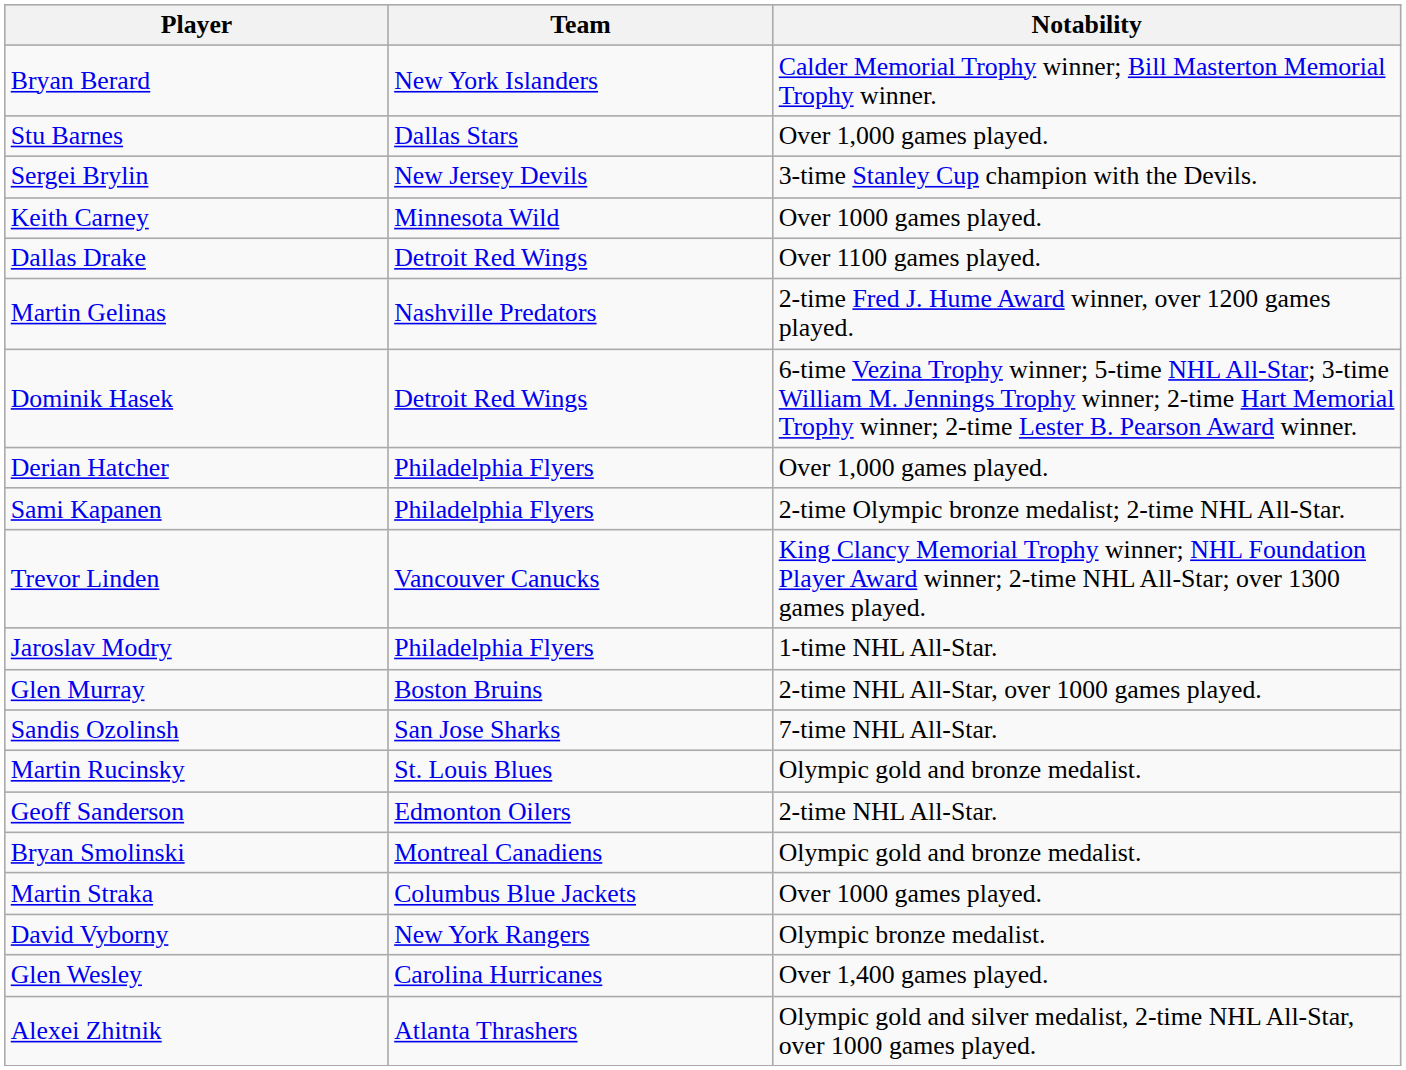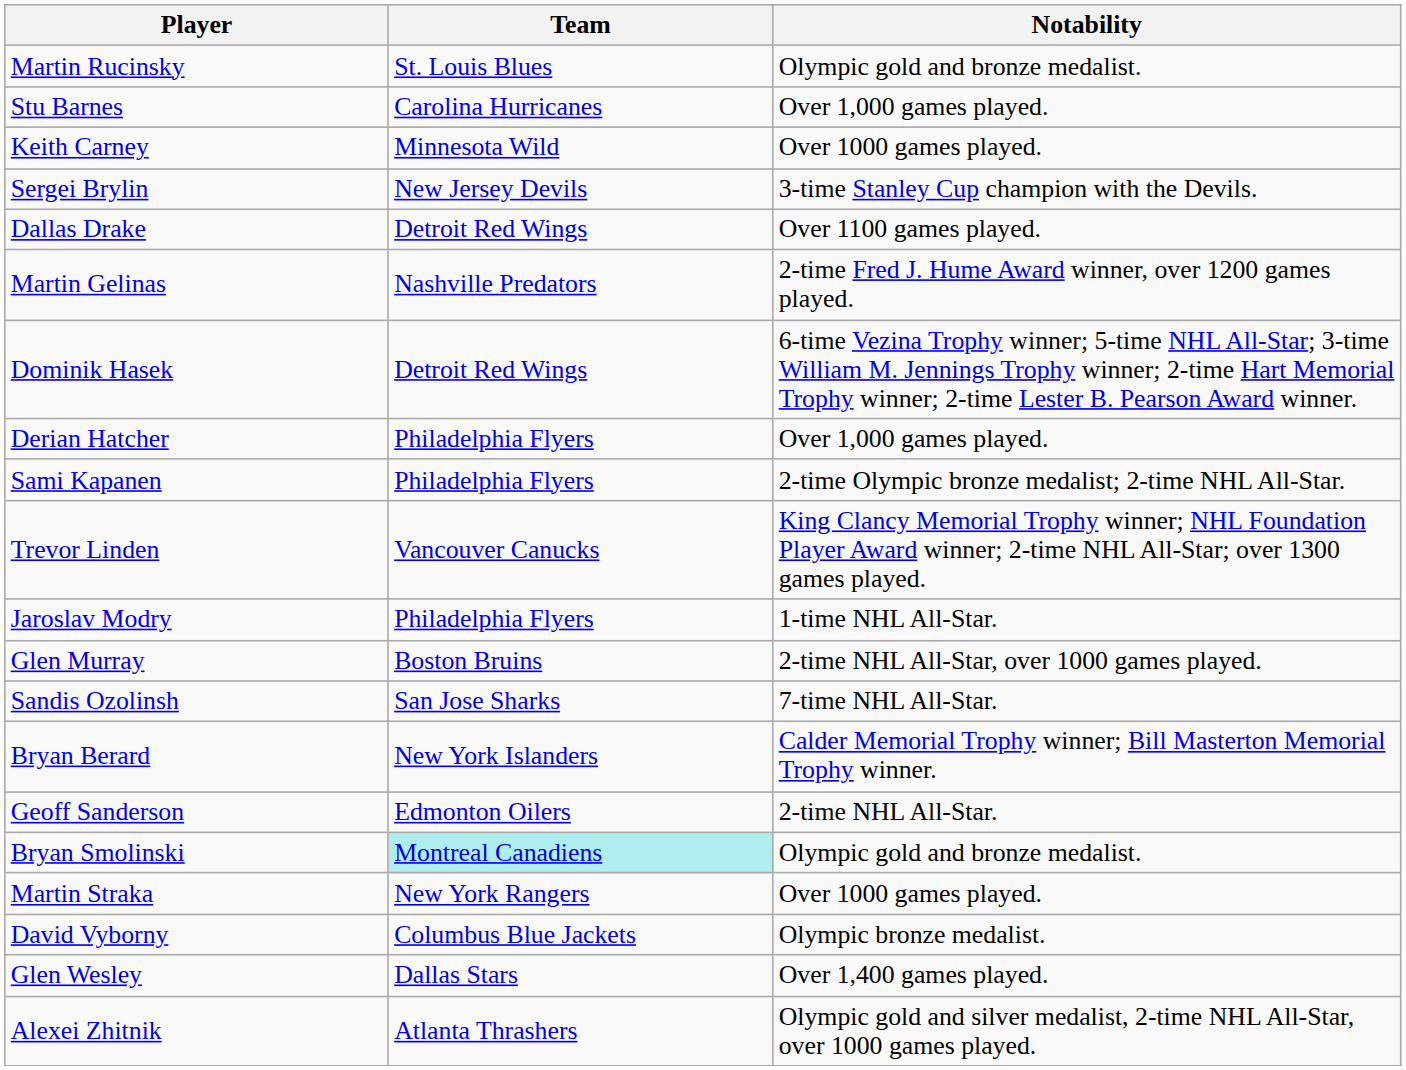rows swapped: (80, 80) <-> (98, 770)
(456, 135) Dallas Stars -> (498, 106) Carolina Hurricanes
rows swapped: (80, 176) <-> (80, 217)
(498, 852) no background -> (498, 852) paleturquoise background
(515, 893) Columbus Blue Jackets -> (492, 893) New York Rangers
(492, 934) New York Rangers -> (515, 934) Columbus Blue Jackets
(498, 975) Carolina Hurricanes -> (456, 975) Dallas Stars
